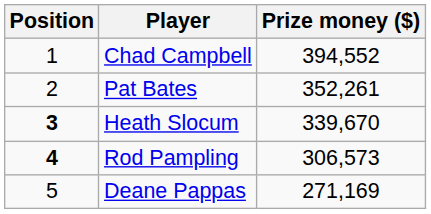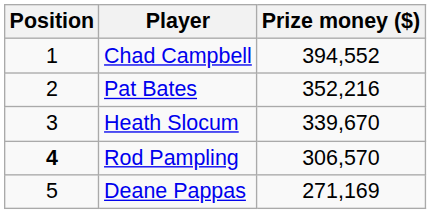(341, 89) 352,261 -> (341, 89) 352,216
(52, 123) bold -> (52, 123) normal
(341, 157) 306,573 -> (341, 157) 306,570
